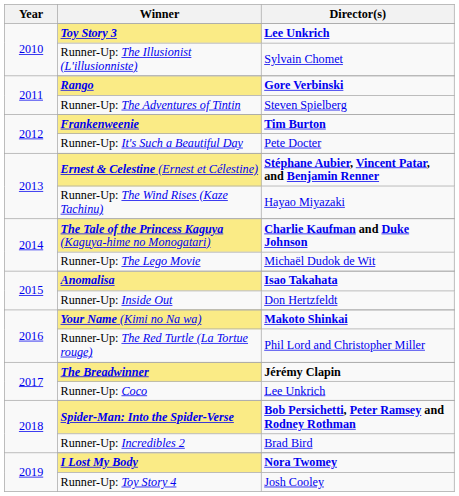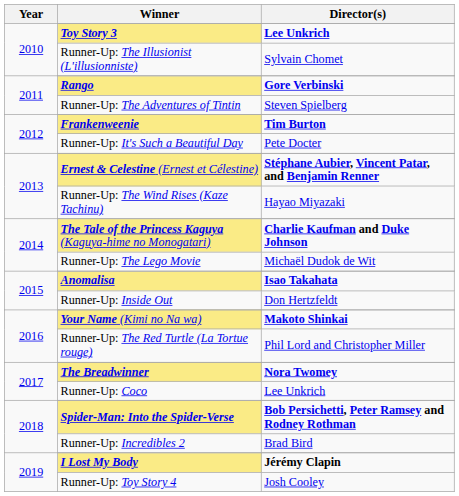(303, 371) Jérémy Clapin -> (301, 371) Nora Twomey
(301, 462) Nora Twomey -> (303, 462) Jérémy Clapin
